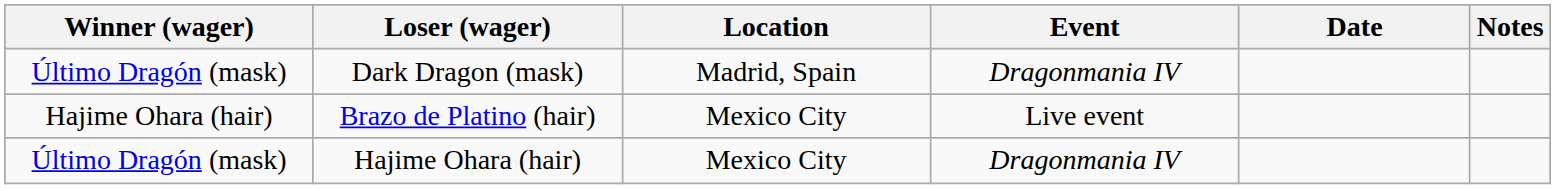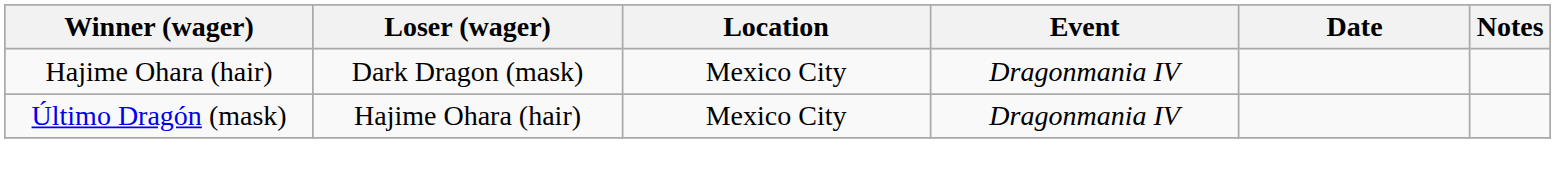(159, 71) Último Dragón (mask) -> (159, 71) Hajime Ohara (hair)
(776, 71) Madrid, Spain -> (776, 71) Mexico City
- row: (468, 115)
